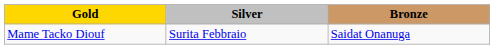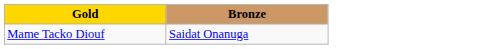- column: (247, 14)
